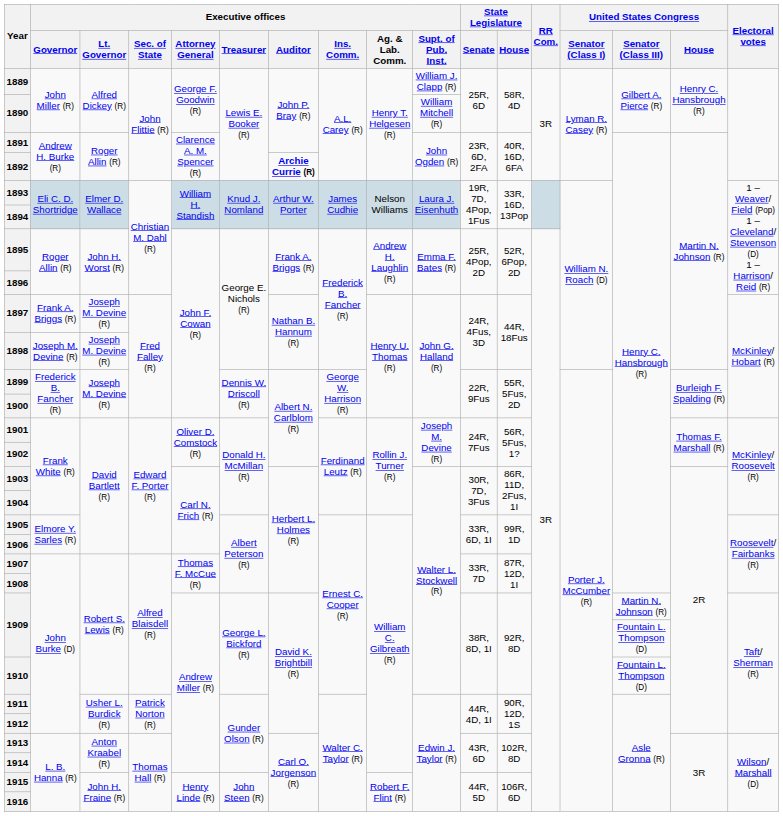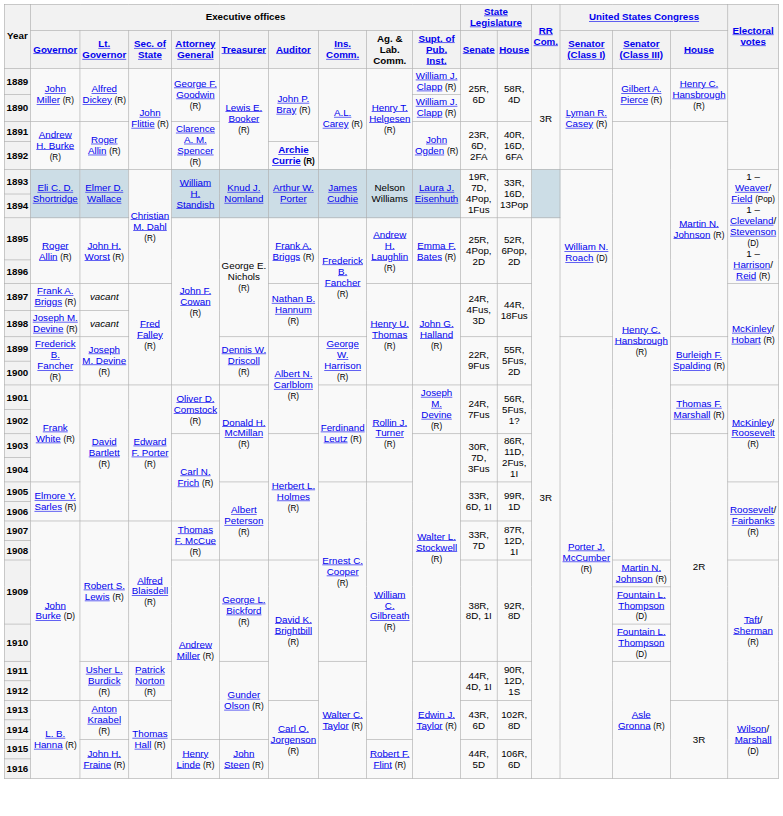(437, 113) William Mitchell (R) -> (437, 108) William J. Clapp (R)
(104, 313) Joseph M. Devine (R) -> (104, 297) vacant
(104, 351) Joseph M. Devine (R) -> (104, 323) vacant
